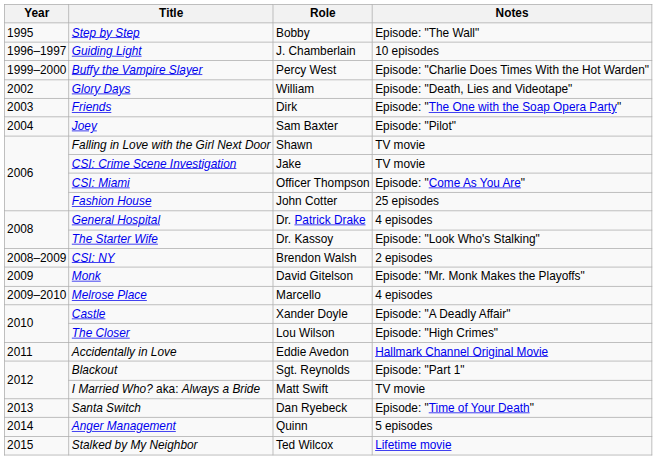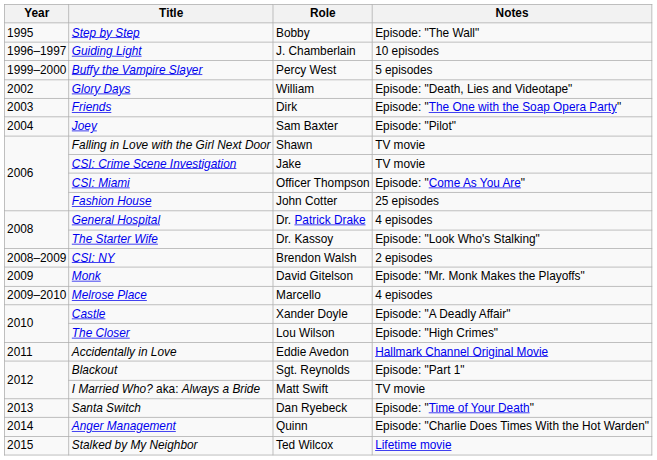(512, 70) Episode: "Charlie Does Times With the Hot Warden" -> (404, 70) 5 episodes
(404, 426) 5 episodes -> (512, 426) Episode: "Charlie Does Times With the Hot Warden"
